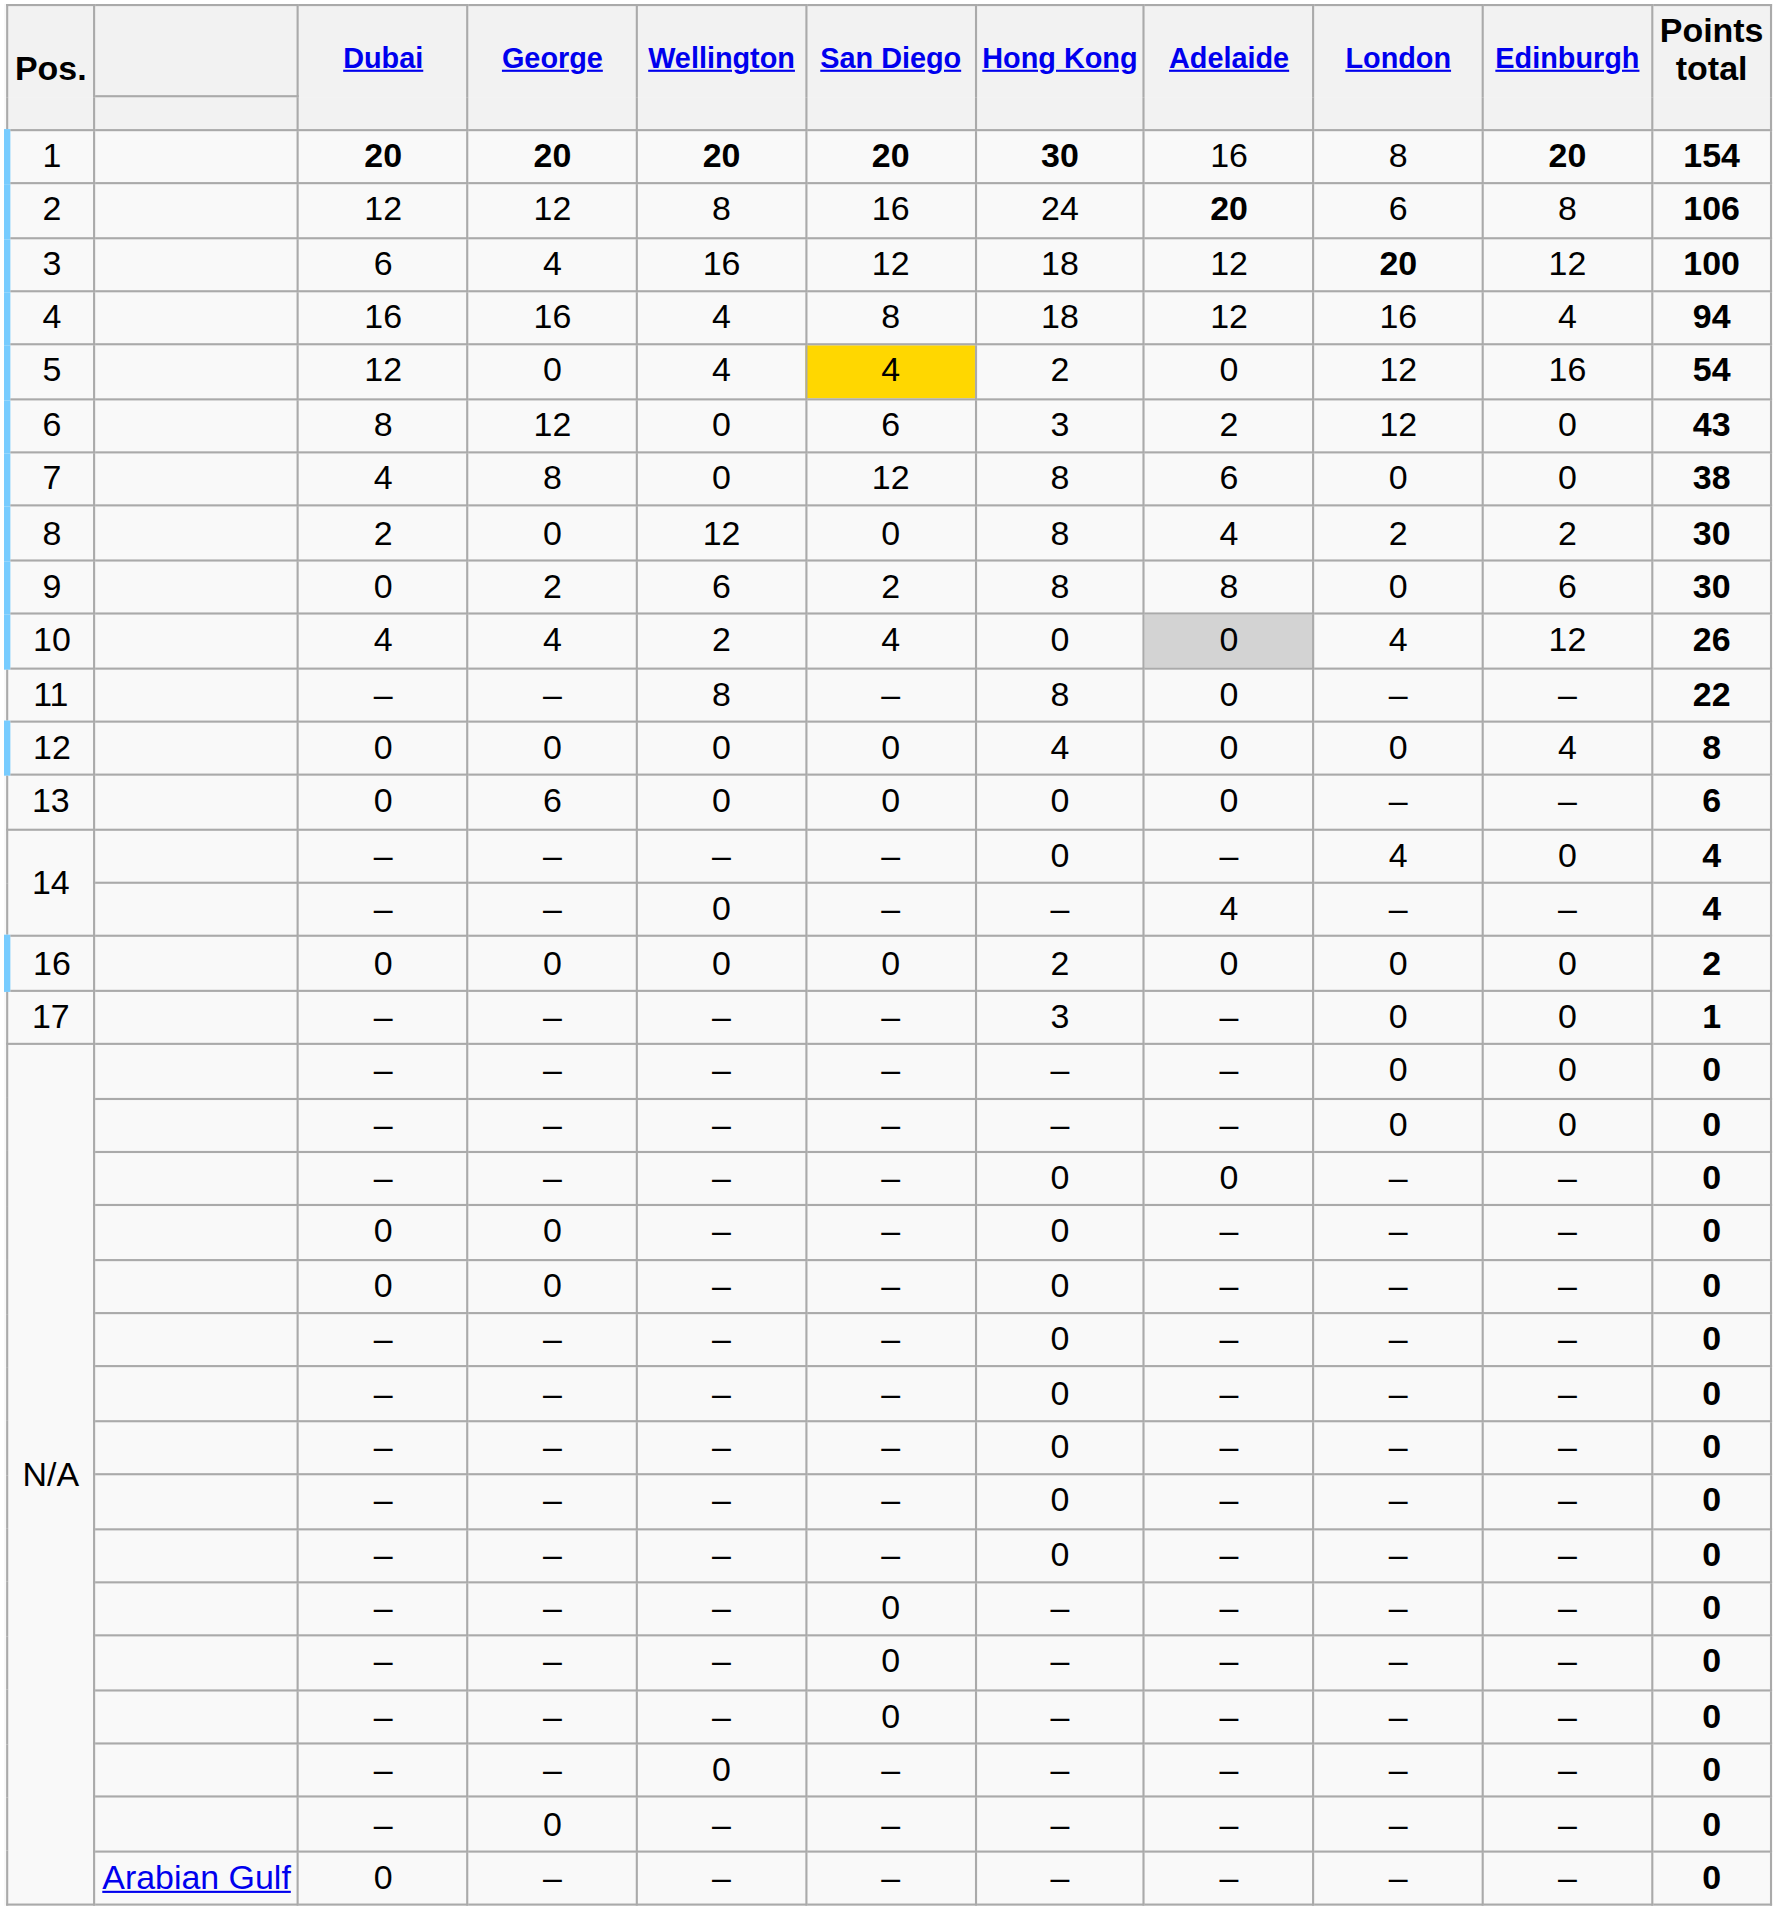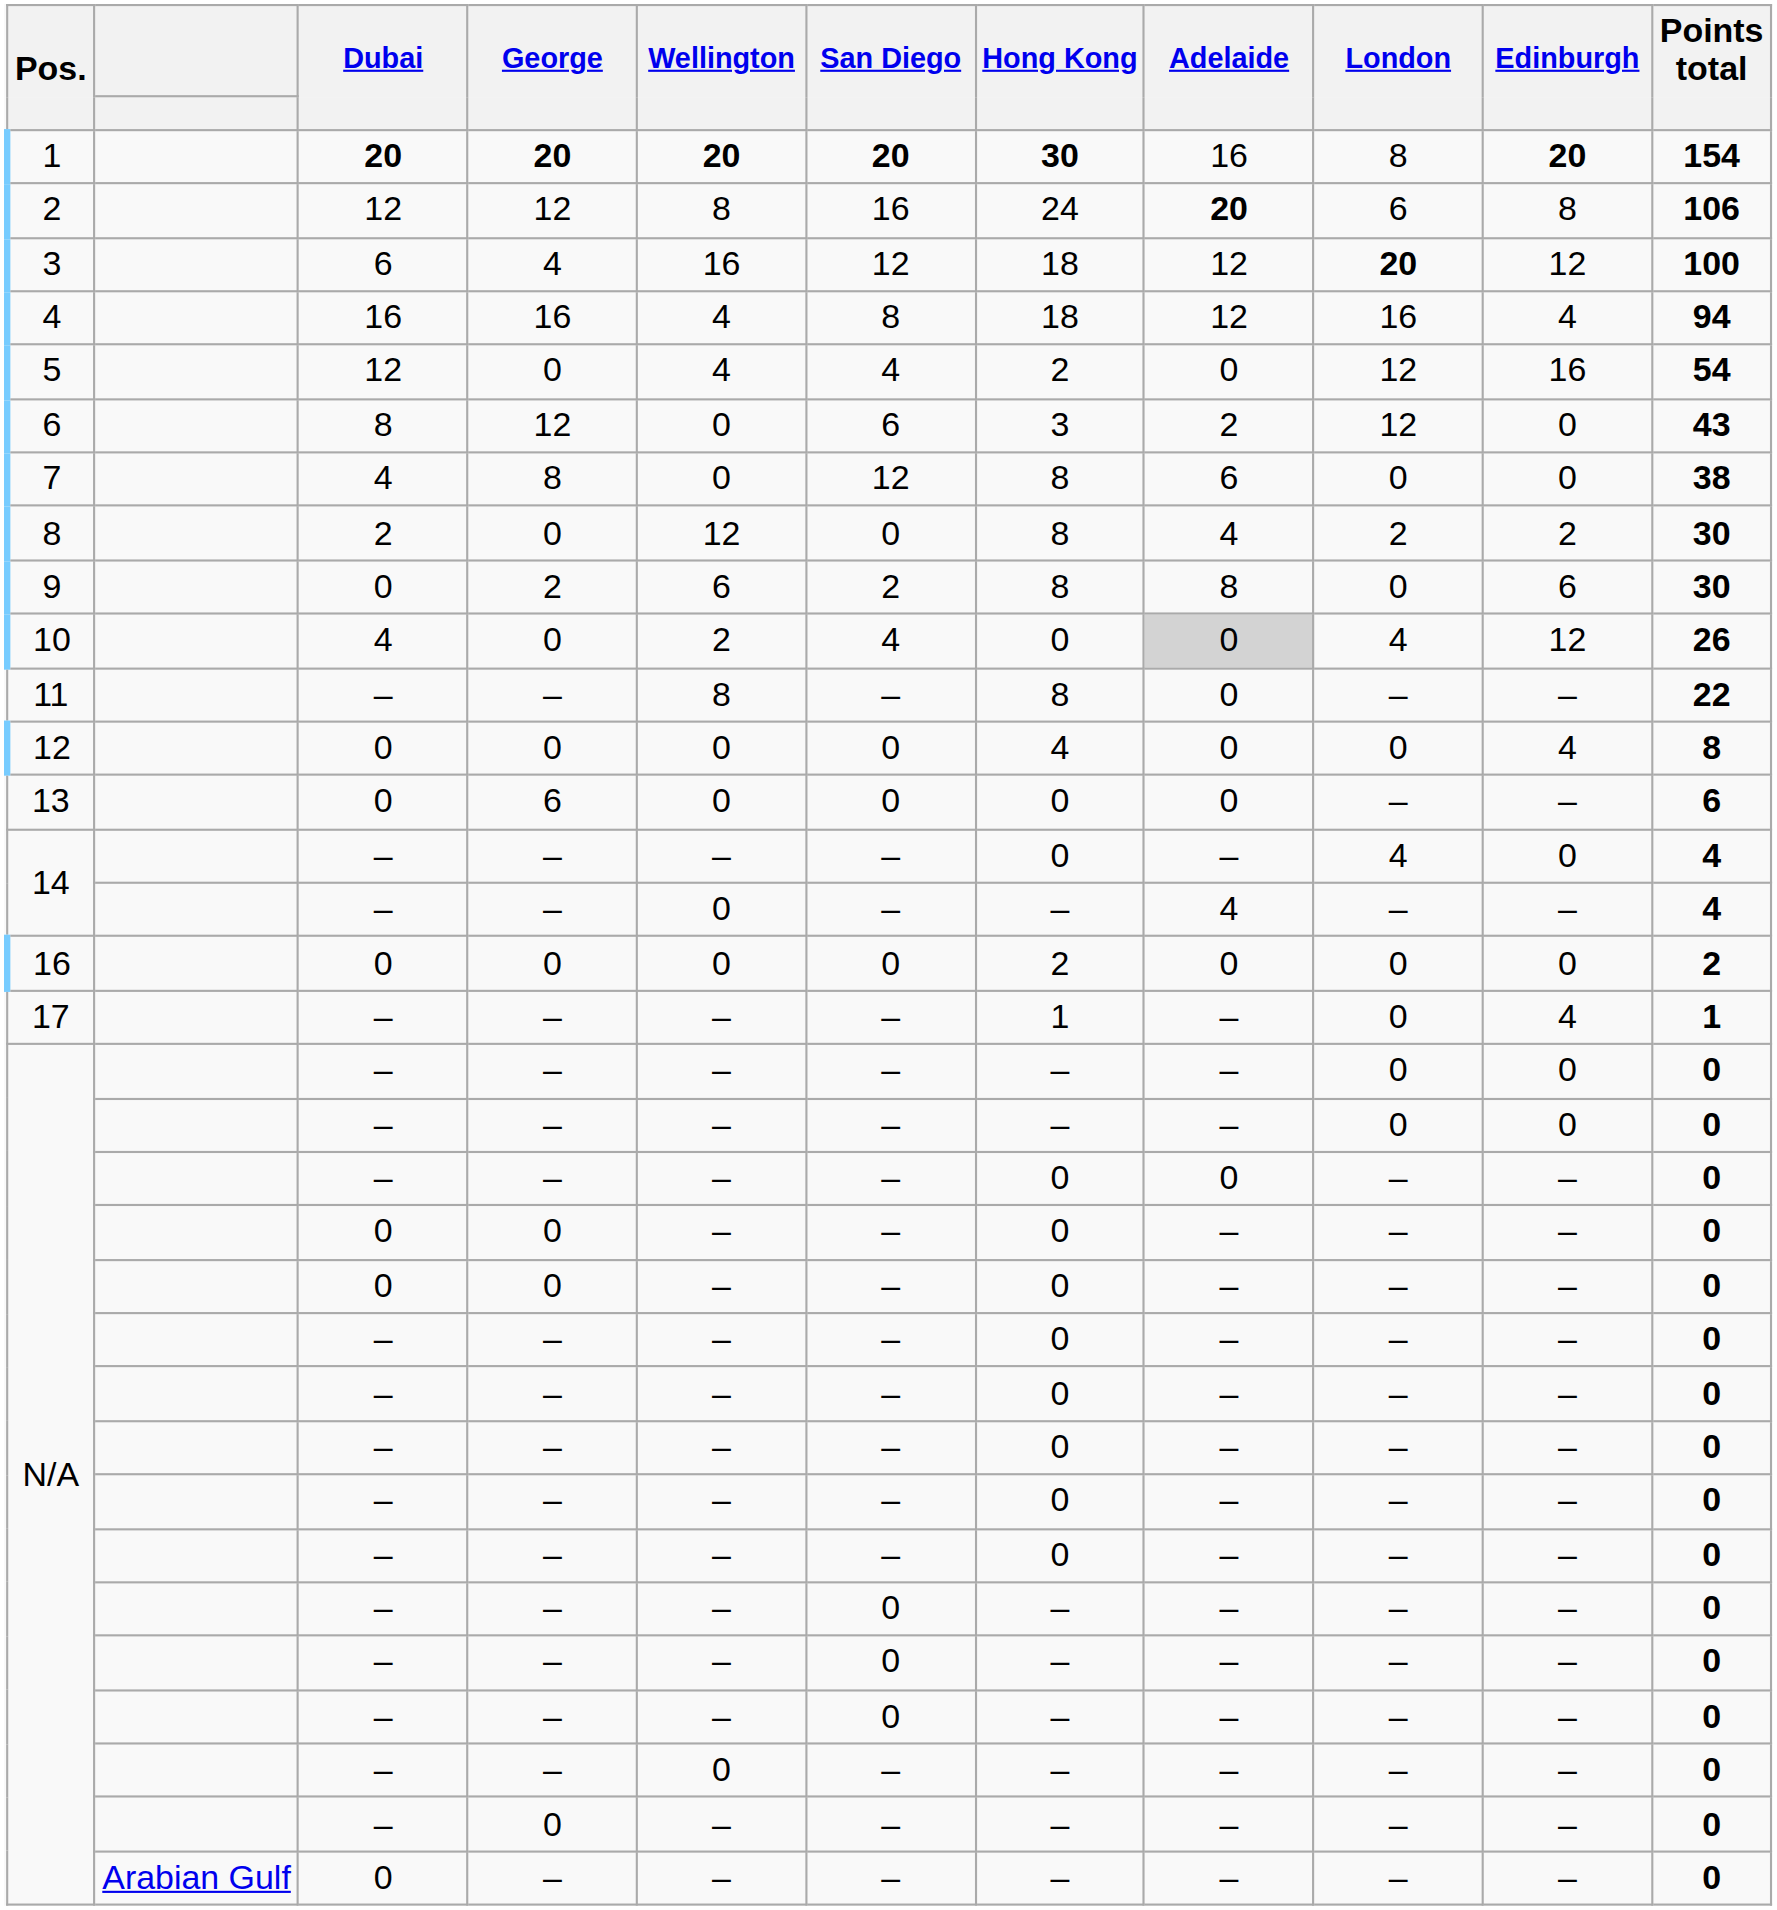(891, 371) gold background -> (891, 371) no background
(552, 640) 4 -> (552, 640) 0
(1060, 1016) 3 -> (1060, 1016) 1
(1567, 1016) 0 -> (1567, 1016) 4
